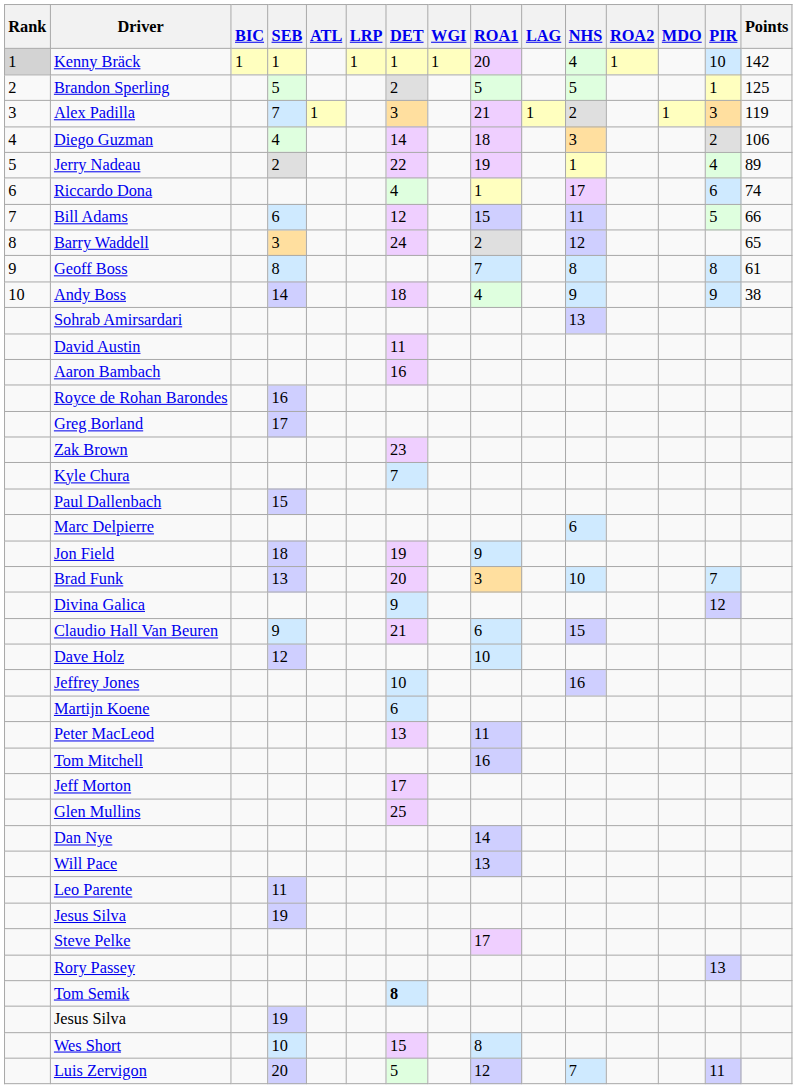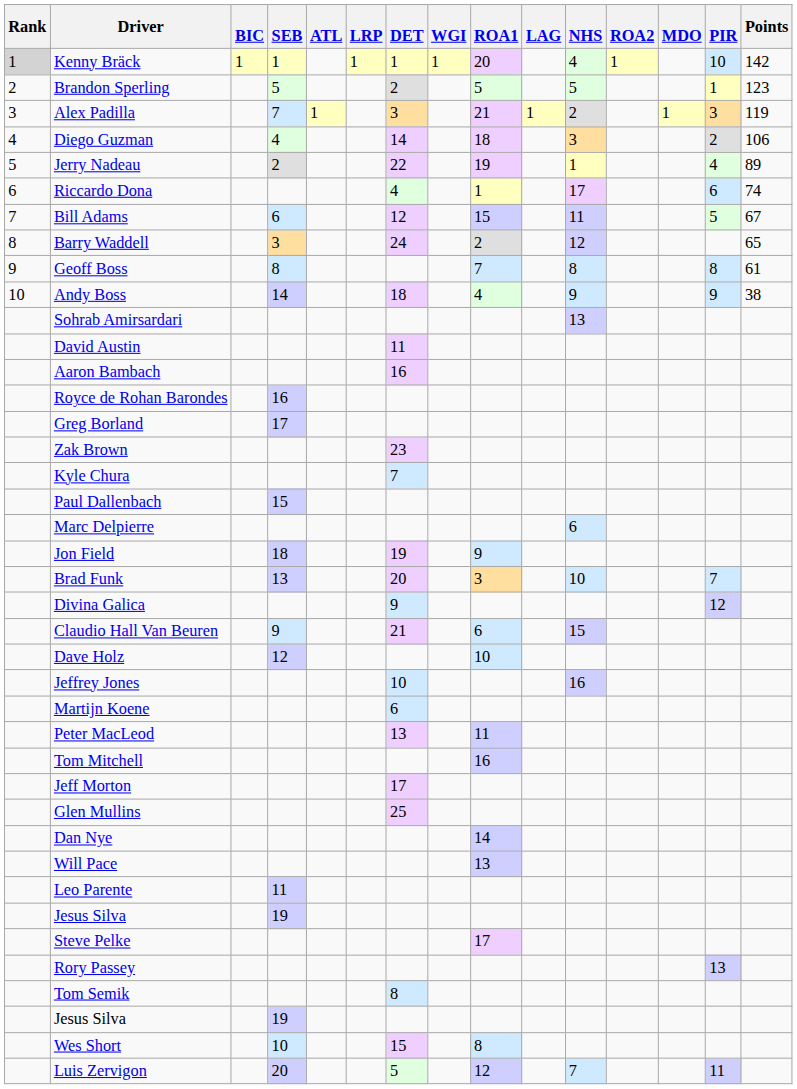(757, 87) 125 -> (757, 87) 123
(753, 216) 66 -> (753, 216) 67
(394, 993) bold -> (394, 993) normal
